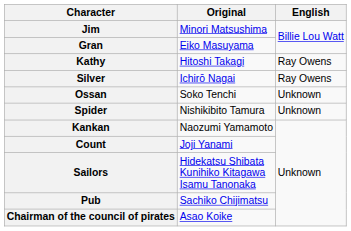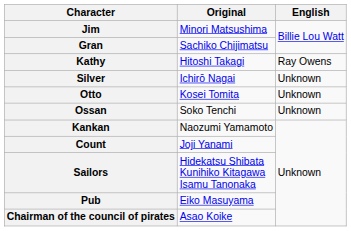(217, 45) Eiko Masuyama -> (224, 45) Sachiko Chijimatsu
(305, 78) Ray Owens -> (299, 78) Unknown
+ row: (91, 95)
- row: (91, 111)
(224, 201) Sachiko Chijimatsu -> (217, 201) Eiko Masuyama
